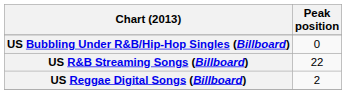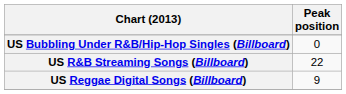(317, 80) 2 -> (317, 80) 9
